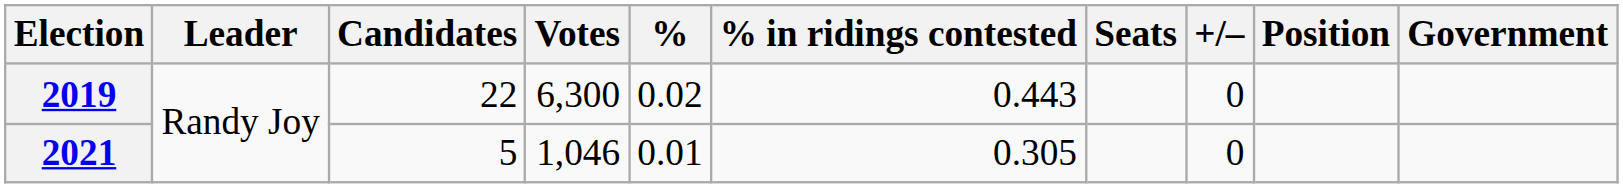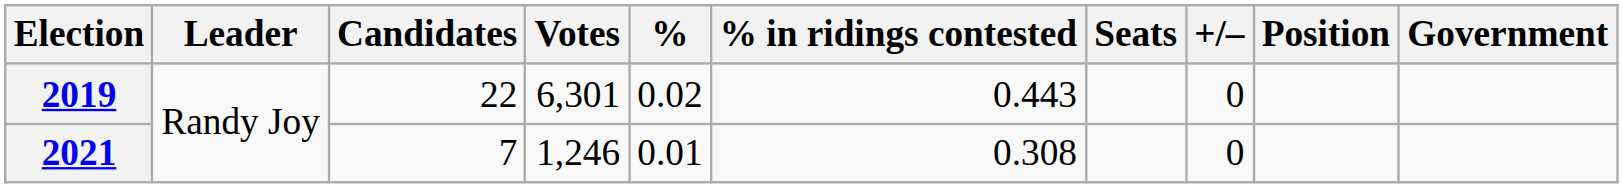(578, 93) 6,300 -> (578, 93) 6,301
(508, 152) 5 -> (508, 152) 7
(578, 152) 1,046 -> (578, 152) 1,246
(1035, 152) 0.305 -> (1035, 152) 0.308
